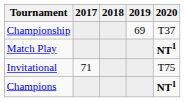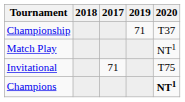columns swapped: (86, 13) <-> (113, 13)
(140, 30) 69 -> (140, 30) 71
(167, 49) bold -> (167, 49) normal
